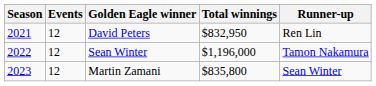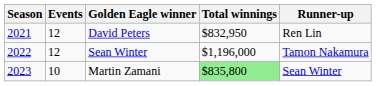(54, 71) 12 -> (54, 71) 10
(224, 71) no background -> (224, 71) lightgreen background
